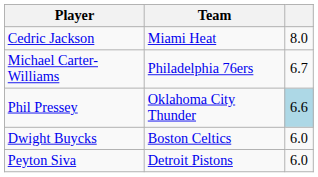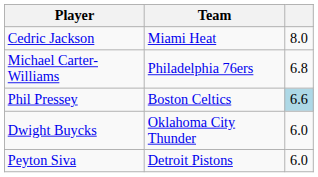(299, 68) 6.7 -> (299, 68) 6.8
(191, 107) Oklahoma City Thunder -> (190, 99) Boston Celtics
(190, 138) Boston Celtics -> (191, 130) Oklahoma City Thunder
